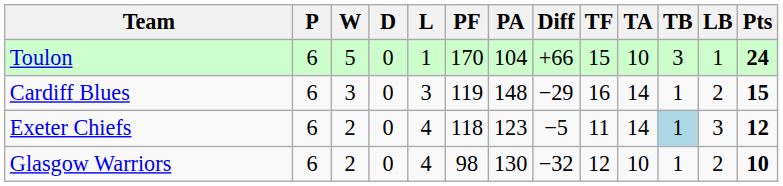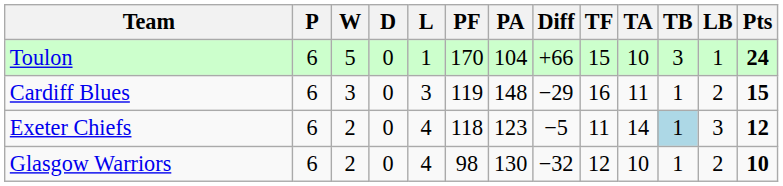(638, 92) 14 -> (638, 92) 11
